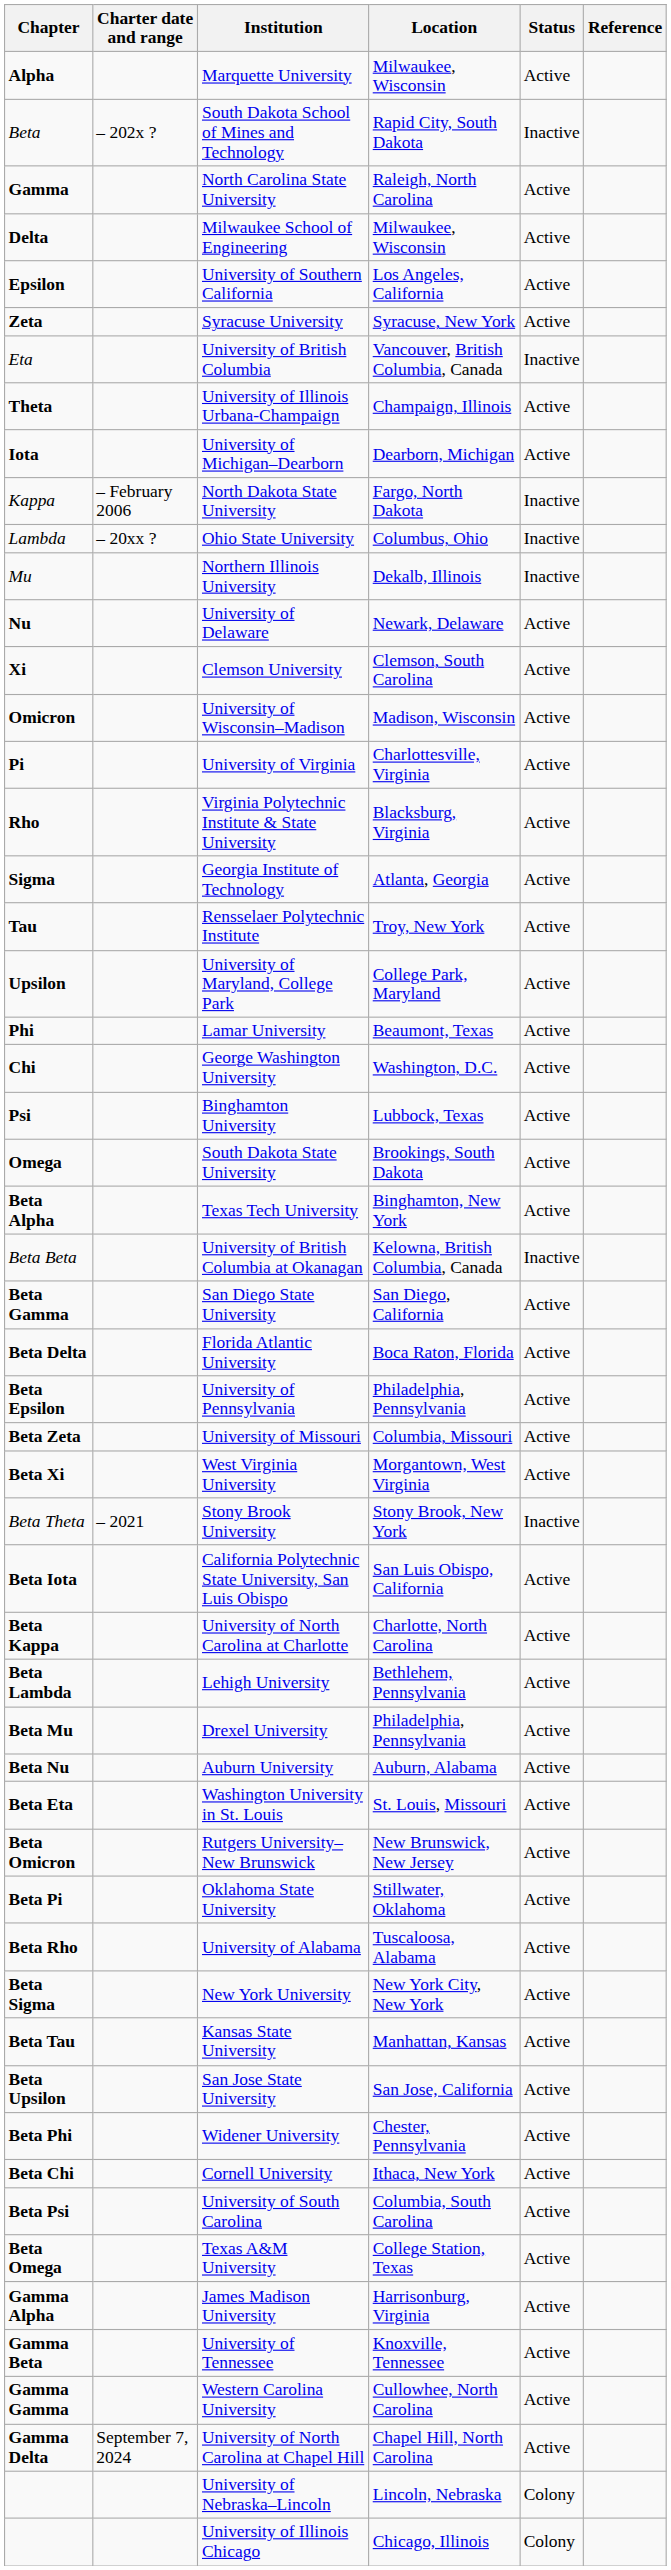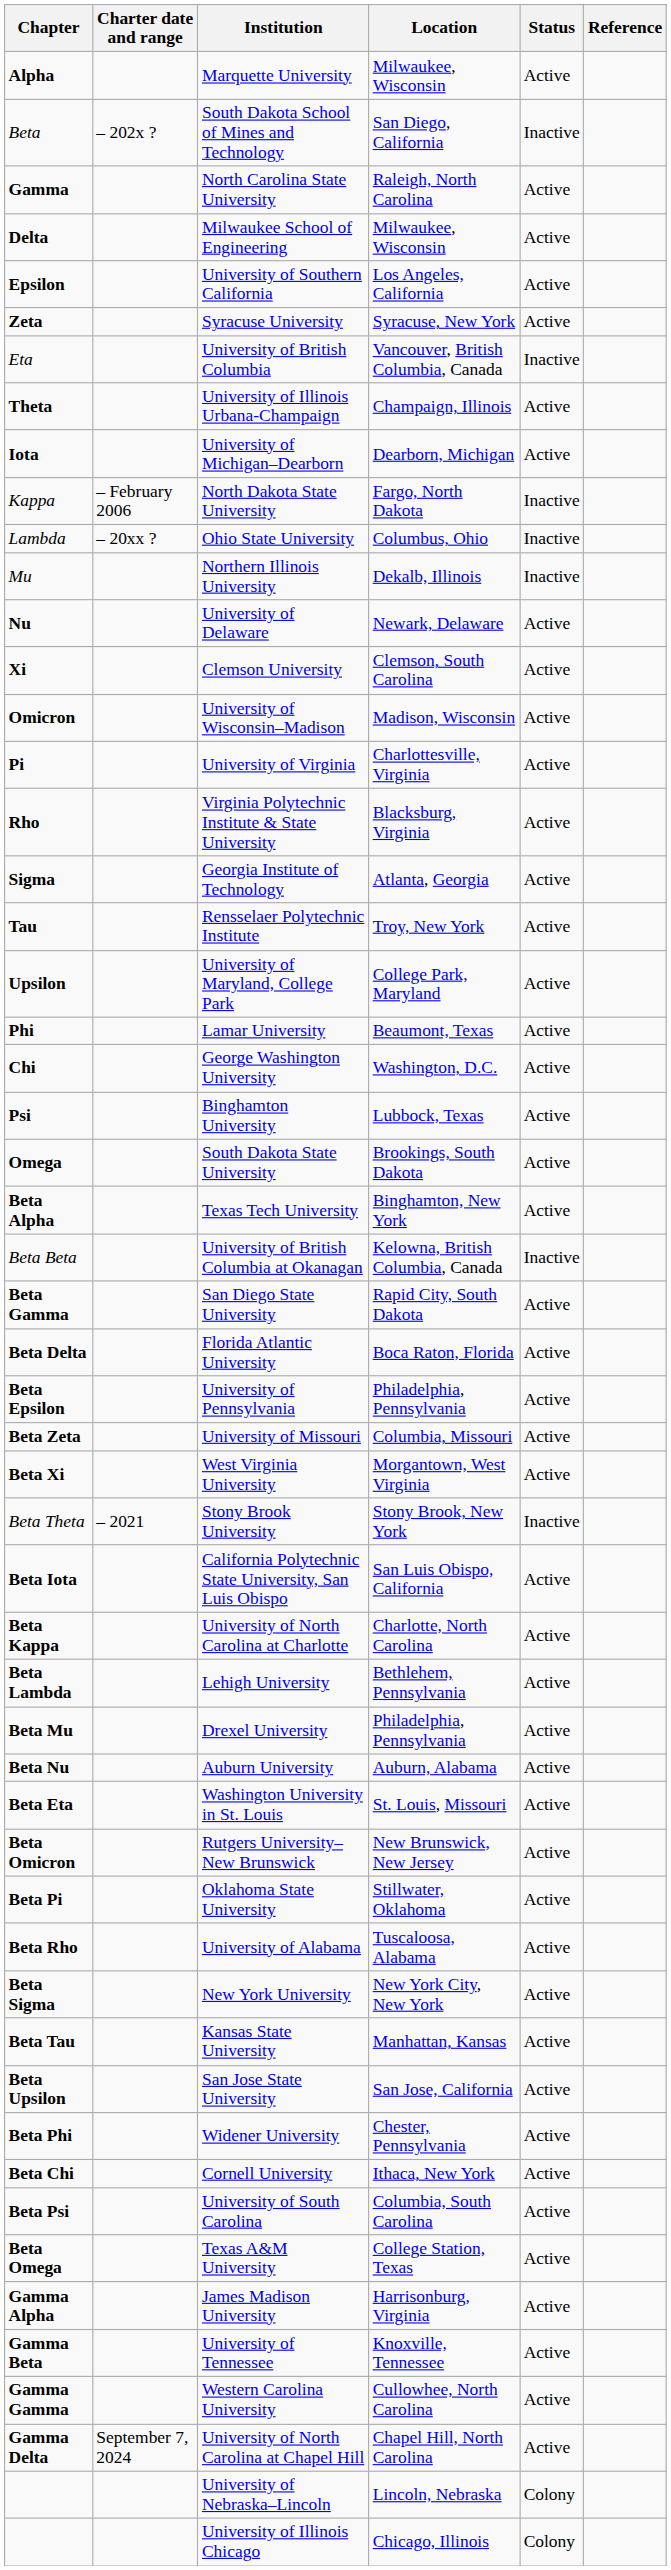(435, 132) Rapid City, South Dakota -> (411, 132) San Diego, California
(411, 1304) San Diego, California -> (435, 1304) Rapid City, South Dakota
